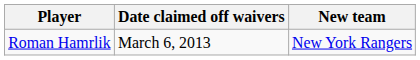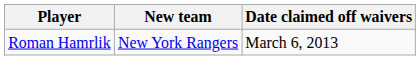columns swapped: (352, 17) <-> (201, 17)
